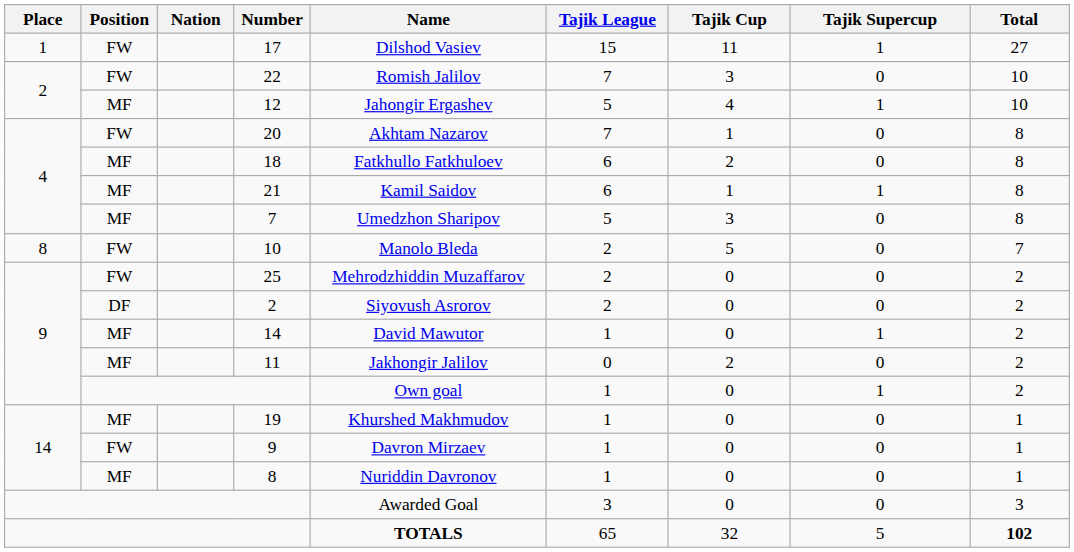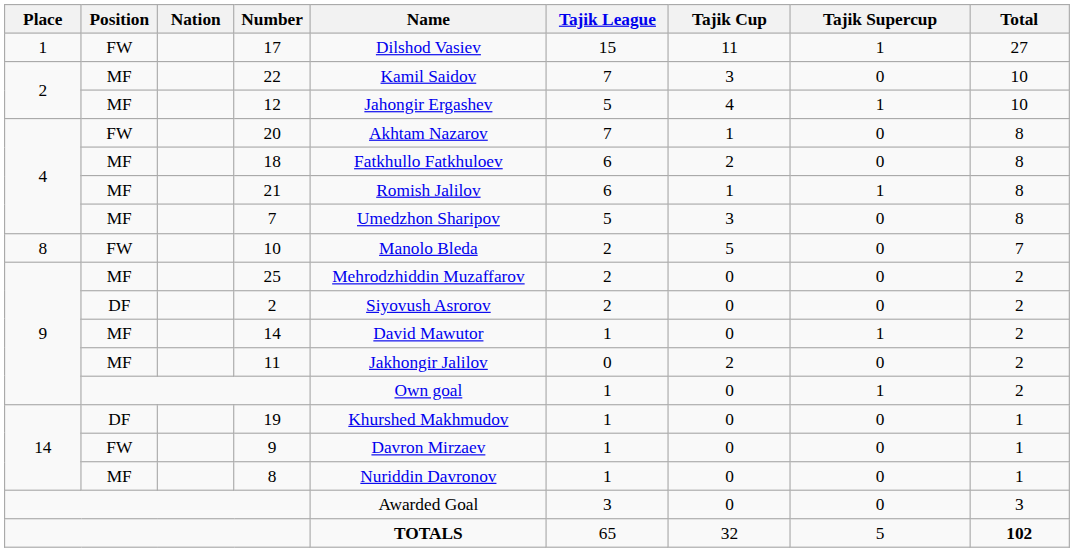(119, 76) FW -> (119, 76) MF
(428, 76) Romish Jalilov -> (428, 76) Kamil Saidov
(428, 190) Kamil Saidov -> (428, 190) Romish Jalilov
(119, 276) FW -> (119, 276) MF
(119, 418) MF -> (119, 418) DF
